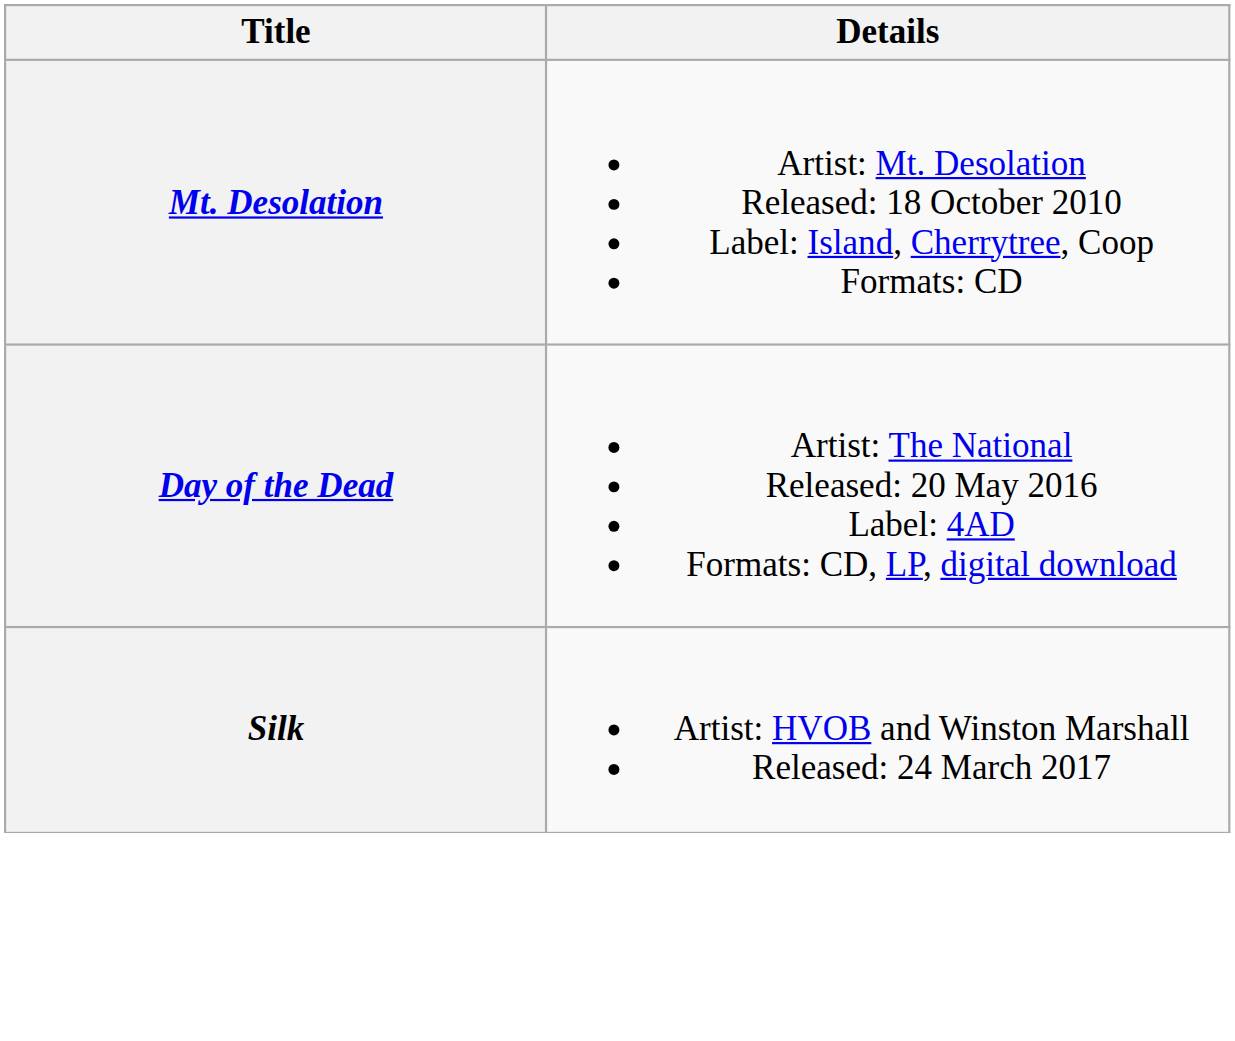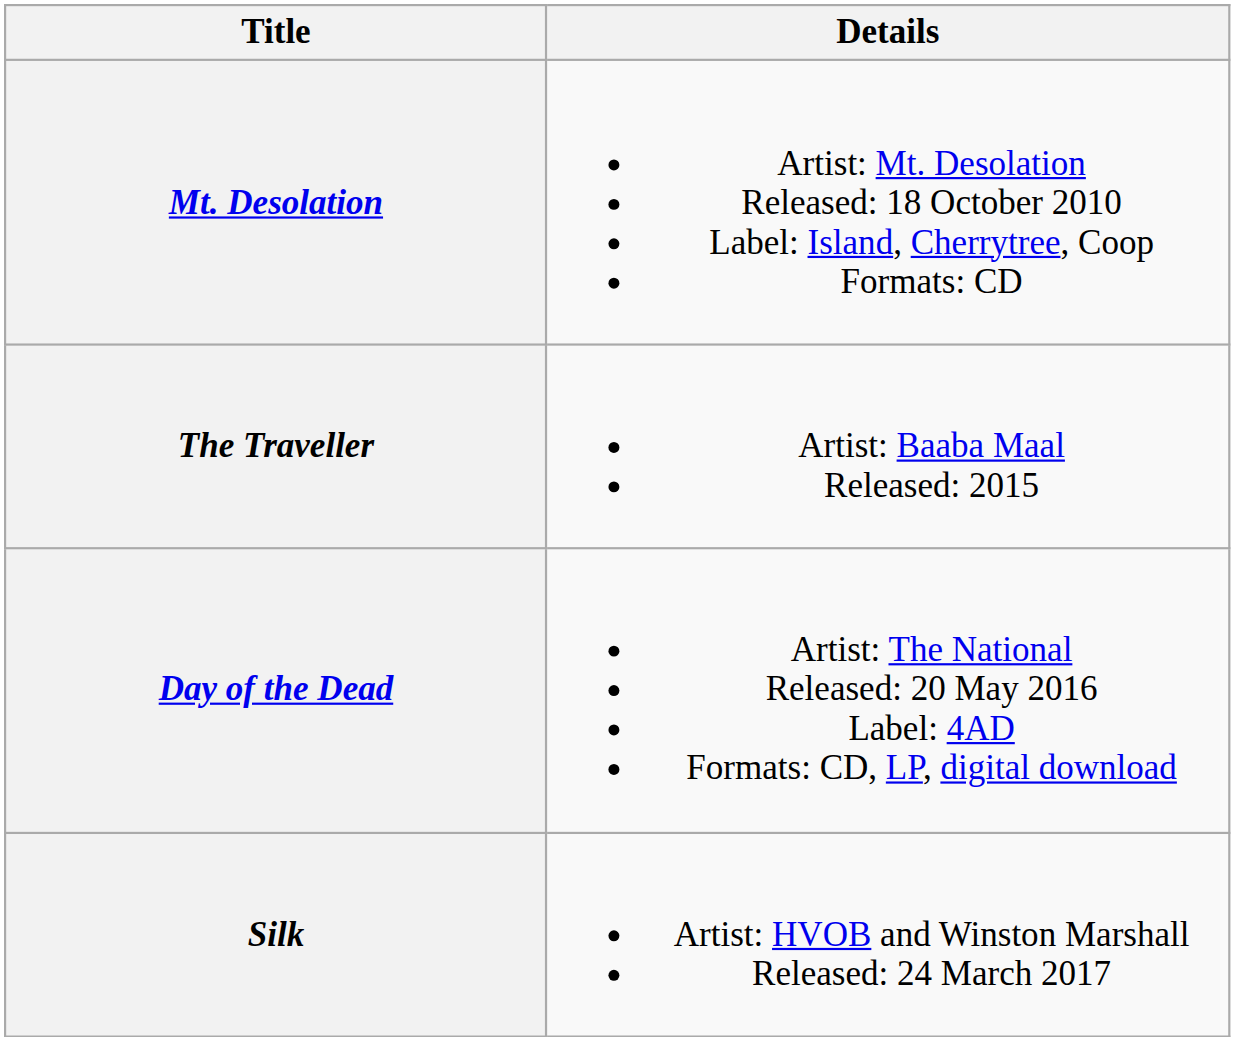+ row: (276, 445)
